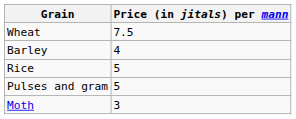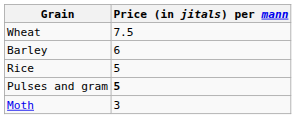(117, 50) 4 -> (117, 50) 6
(117, 86) normal -> (117, 86) bold
